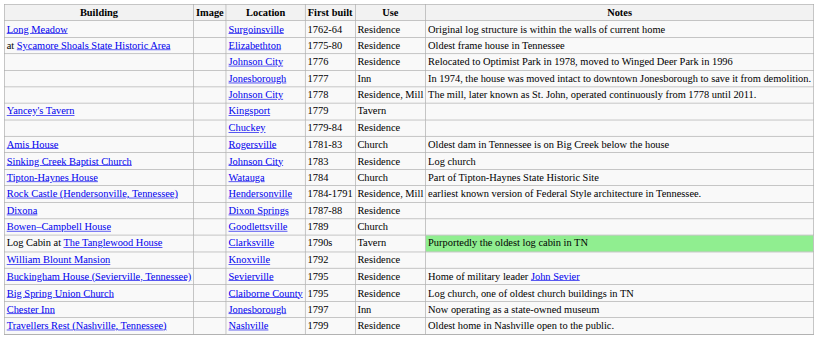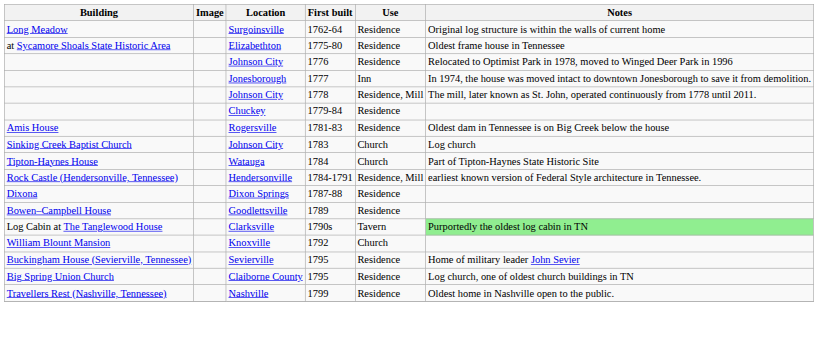- row: (41, 111)
(373, 144) Church -> (379, 128) Residence
(379, 161) Residence -> (373, 144) Church
(373, 227) Church -> (379, 210) Residence
(379, 260) Residence -> (373, 243) Church
- row: (31, 309)
